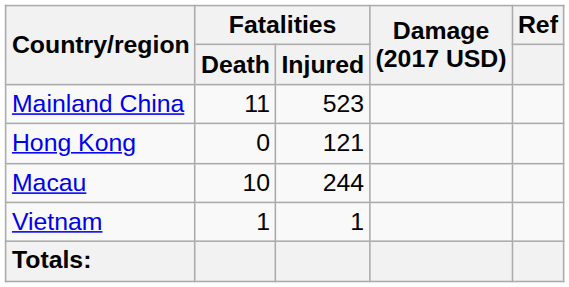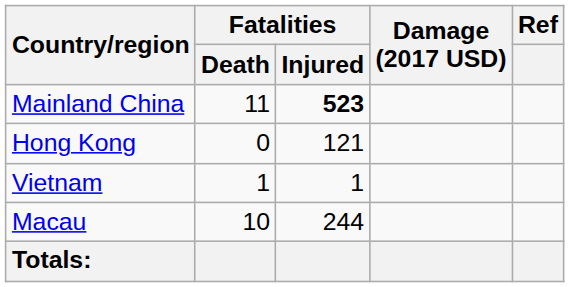(343, 103) normal -> (343, 103) bold
rows swapped: (49, 182) <-> (57, 221)
